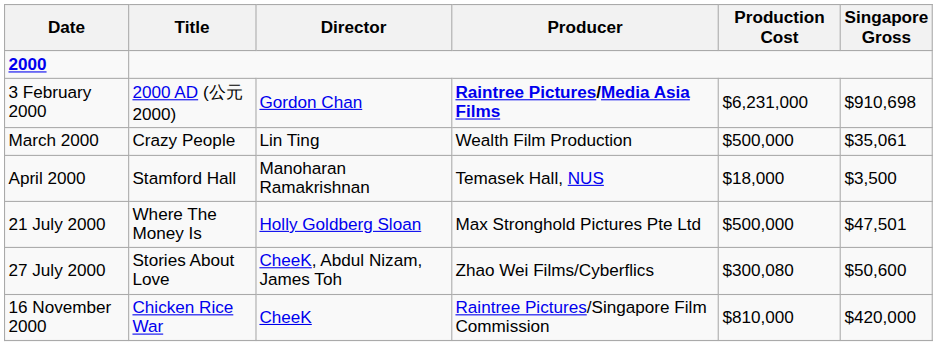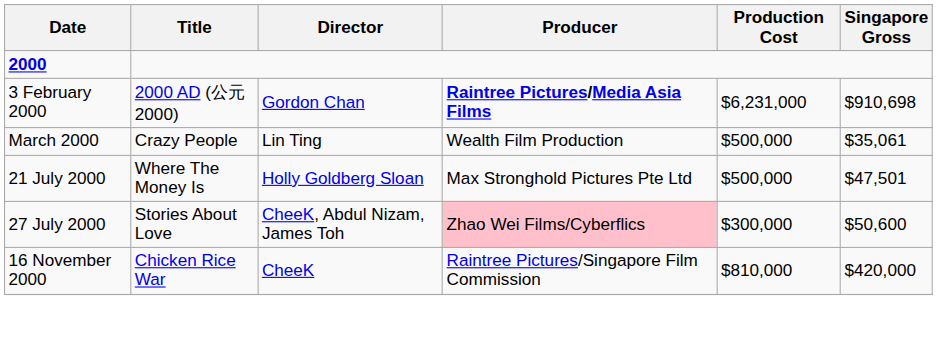- row: (47, 178)
(555, 270) no background -> (546, 224) pink background
(758, 270) $300,080 -> (757, 224) $300,000
